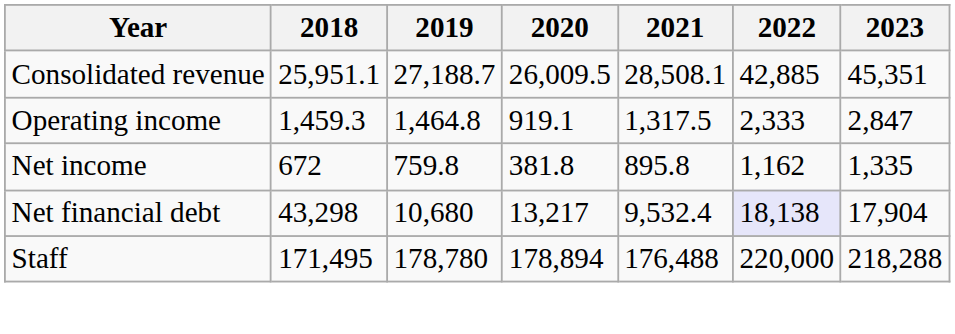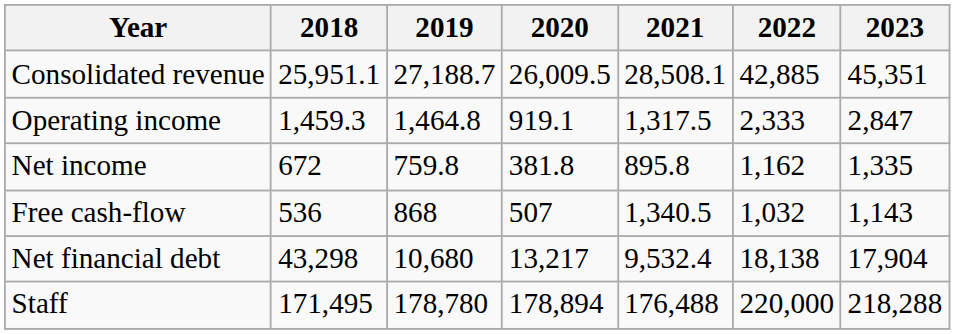+ row: (99, 212)
(780, 212) lavender background -> (780, 258) no background
